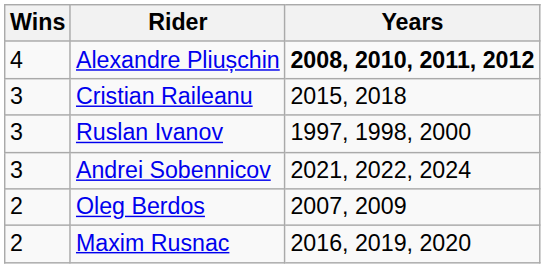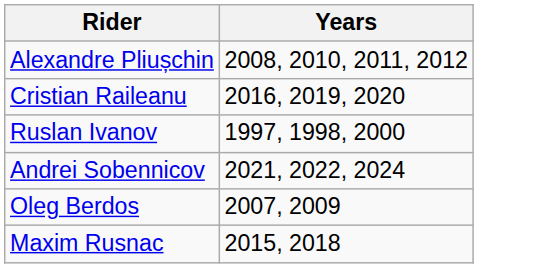- column: (38, 22)
(412, 59) bold -> (346, 59) normal
(348, 96) 2015, 2018 -> (315, 96) 2016, 2019, 2020
(381, 243) 2016, 2019, 2020 -> (283, 243) 2015, 2018
